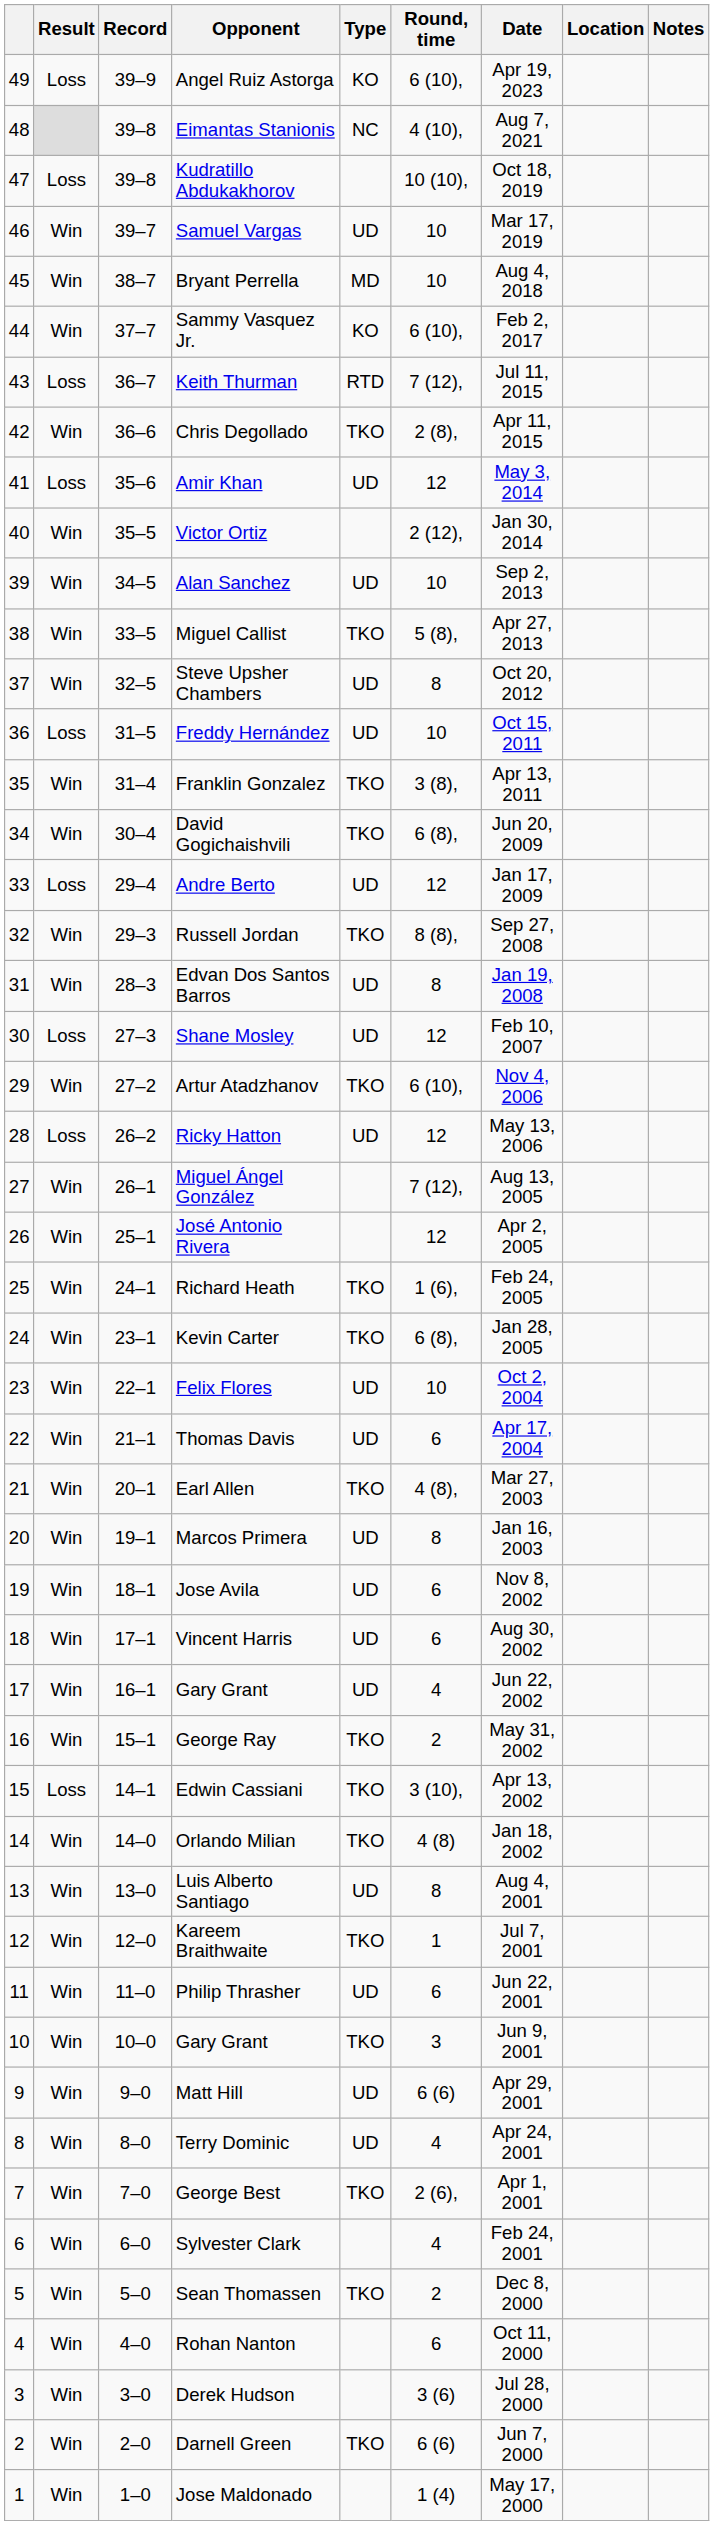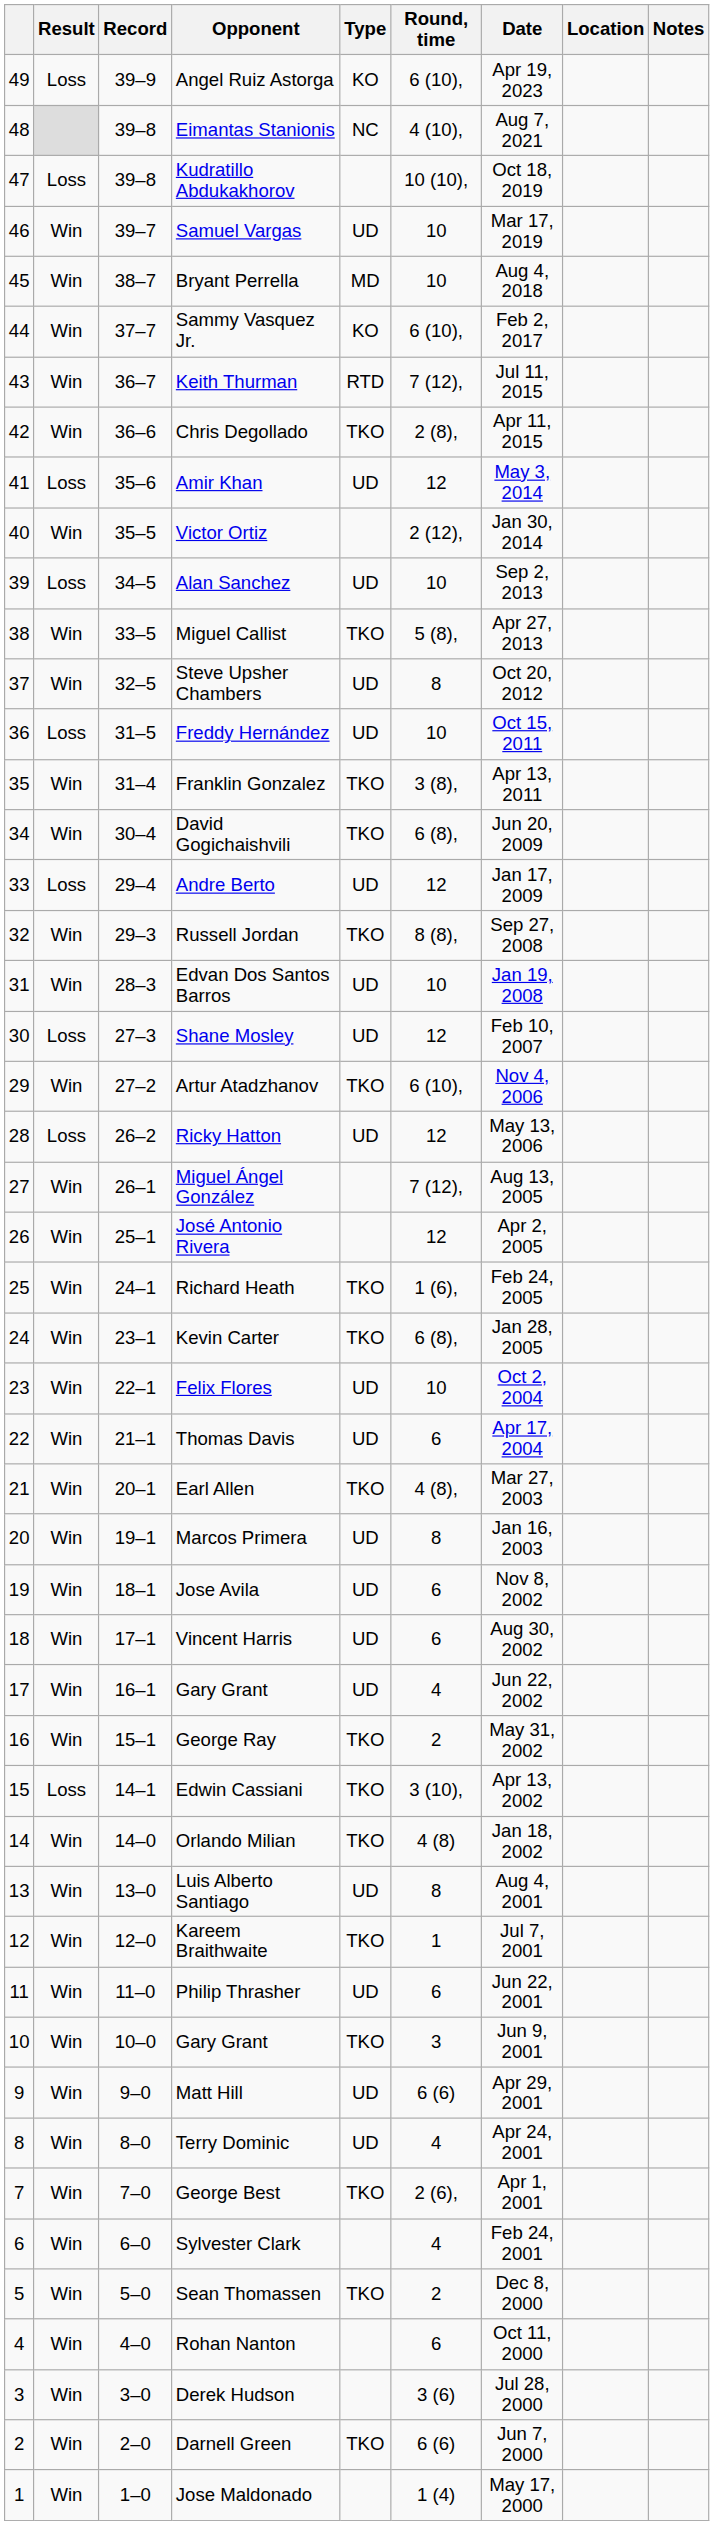(66, 381) Loss -> (66, 381) Win
(66, 583) Win -> (66, 583) Loss
(436, 985) 8 -> (436, 985) 10
